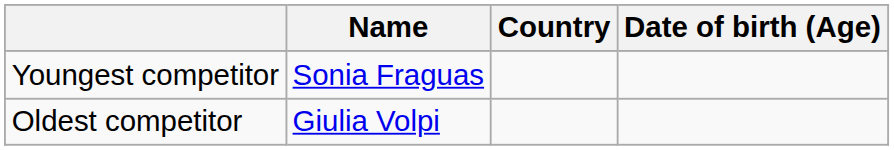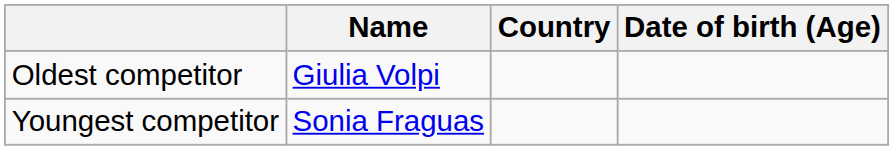rows swapped: (145, 74) <-> (127, 121)
